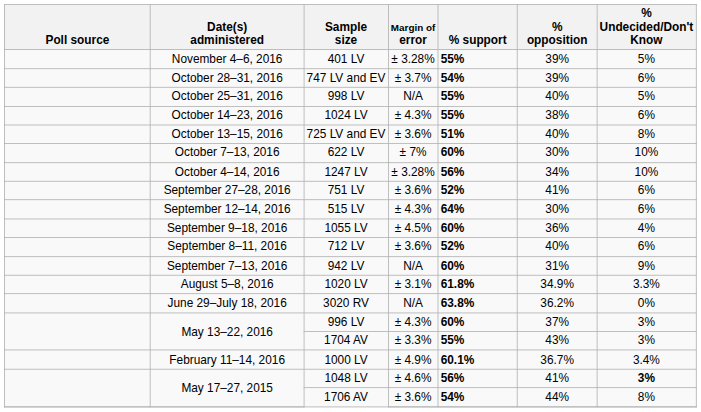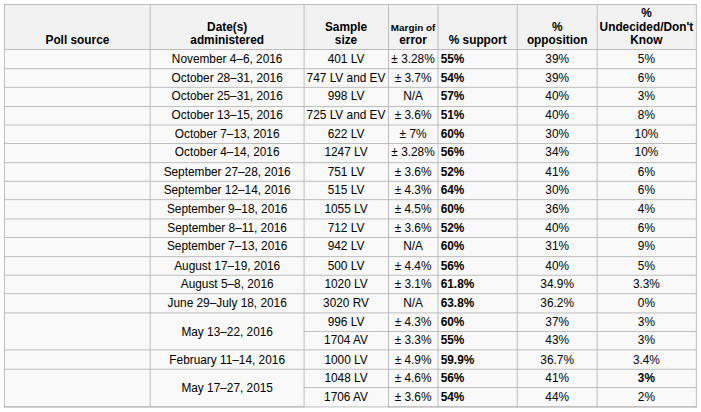(453, 96) 55% -> (453, 96) 57%
(646, 96) 5% -> (646, 96) 3%
- row: (227, 115)
+ row: (227, 265)
(457, 359) 60.1% -> (457, 359) 59.9%
(646, 397) 8% -> (646, 397) 2%
